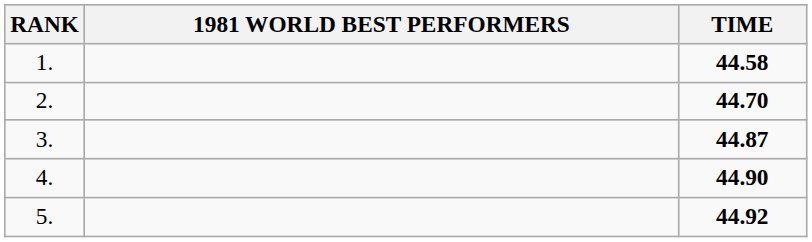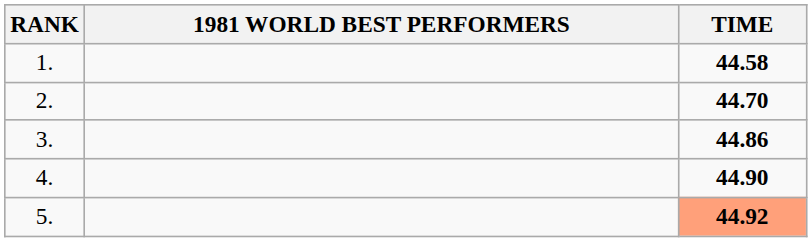(742, 139) 44.87 -> (742, 139) 44.86
(742, 216) no background -> (742, 216) lightsalmon background
